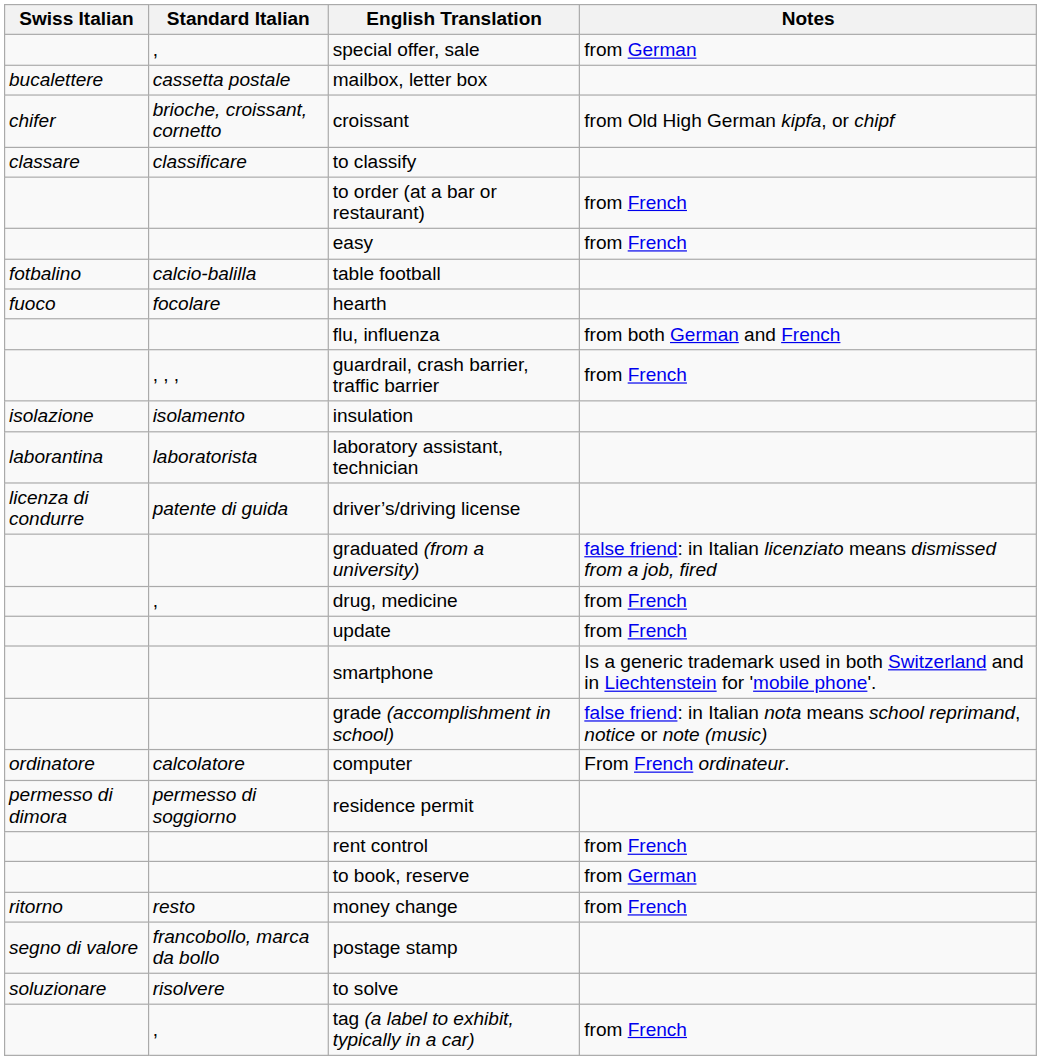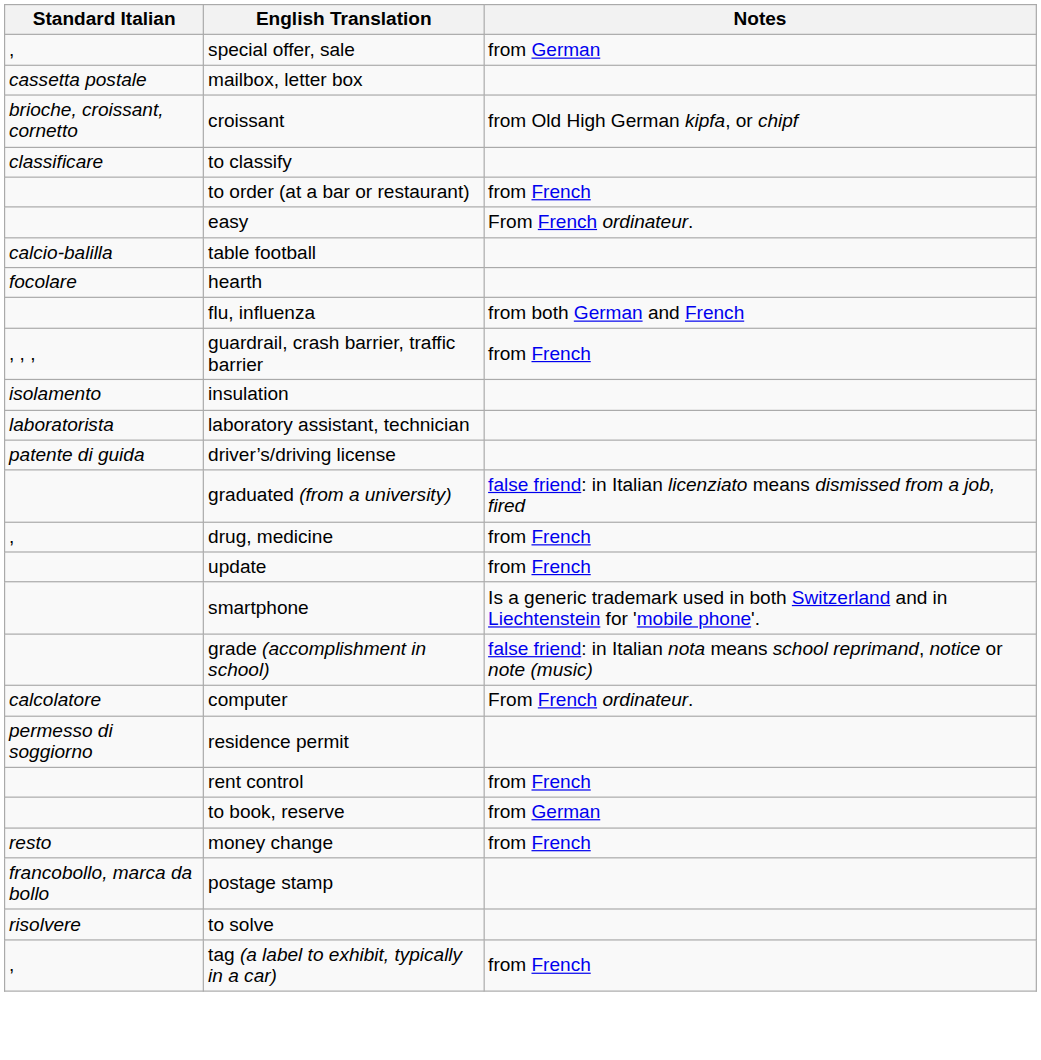- column: (76, 19)
(636, 243) from French -> (591, 222) From French ordinateur.
